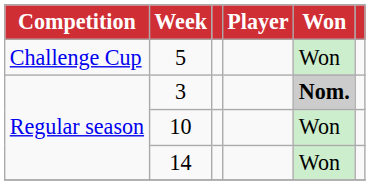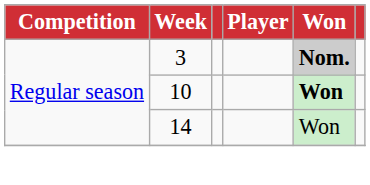- row: (181, 57)
(319, 127) normal -> (321, 92) bold
